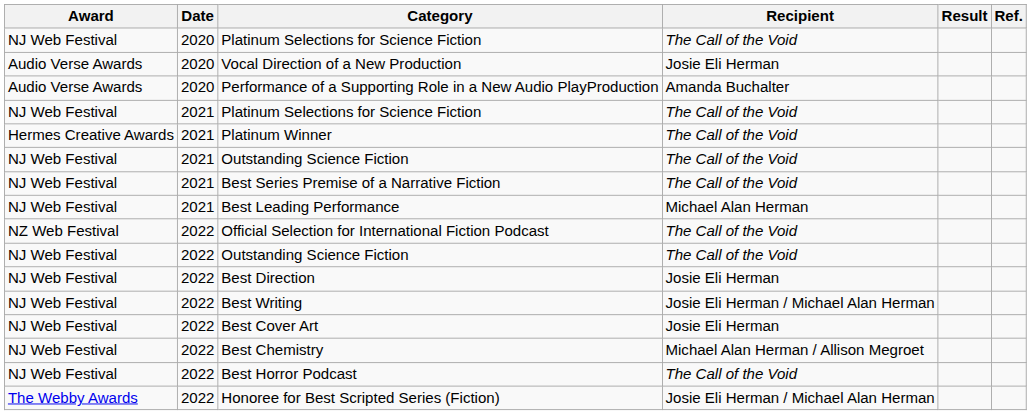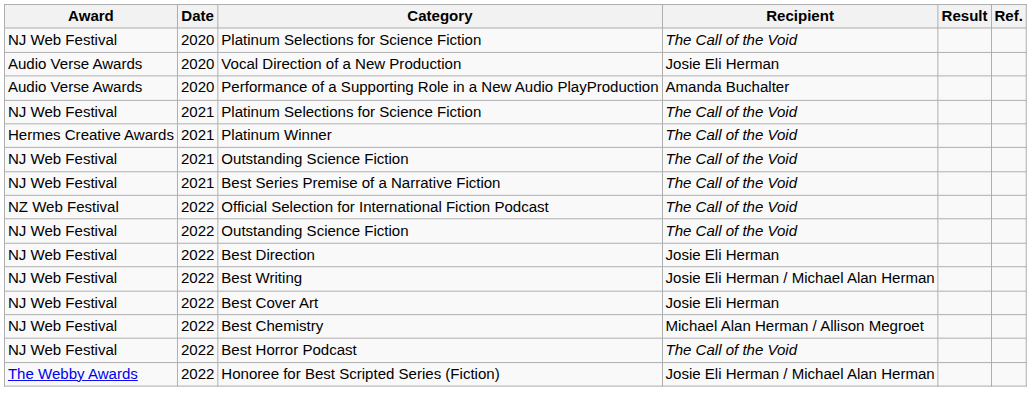- row: (198, 207)
